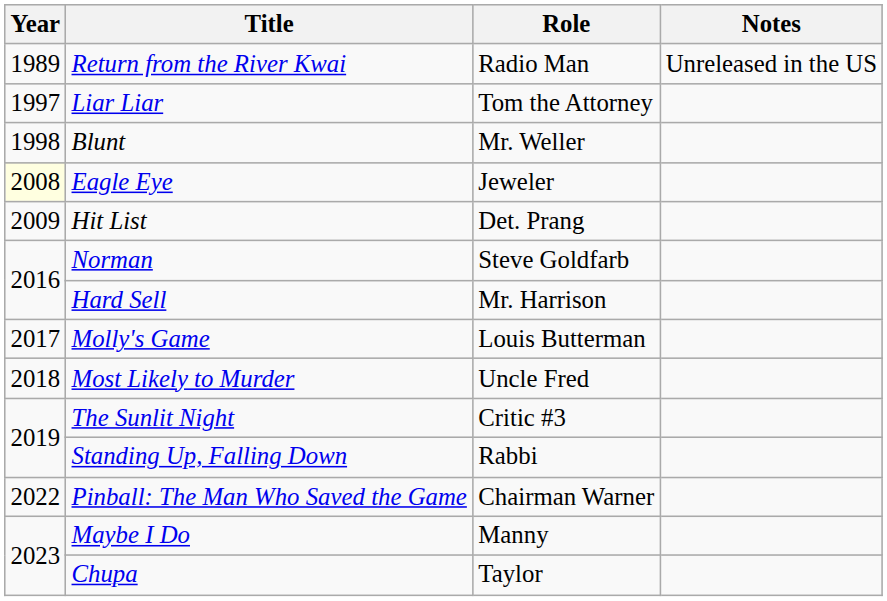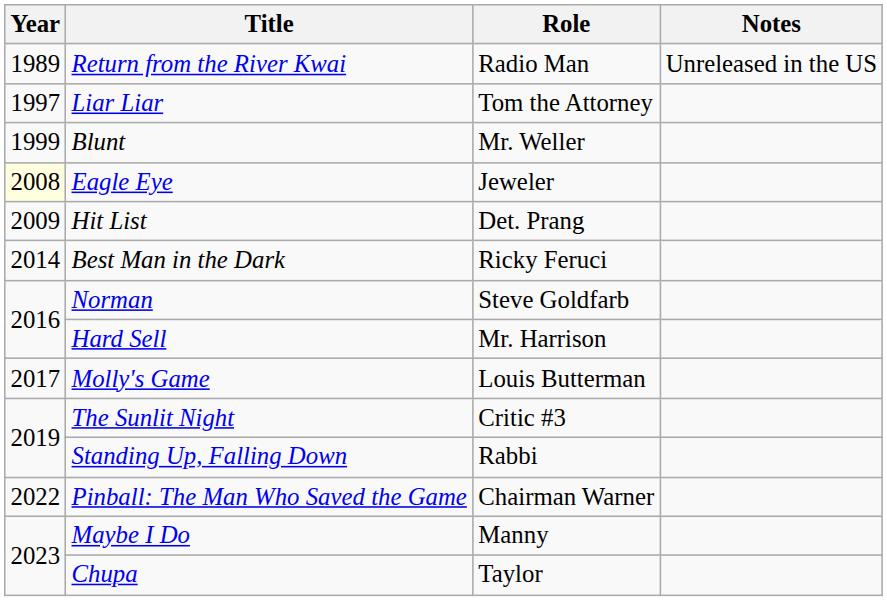(35, 142) 1998 -> (35, 142) 1999
+ row: (178, 260)
- row: (183, 378)
